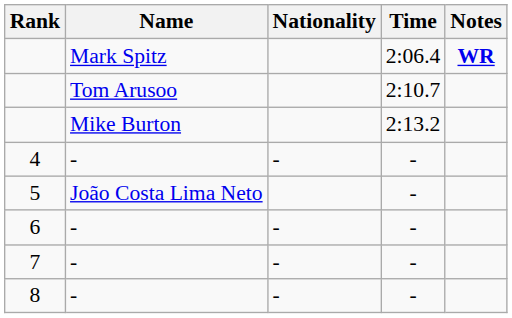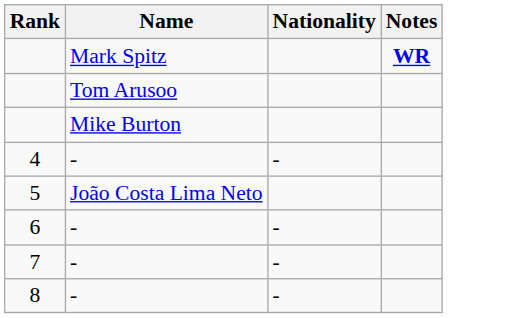- column: (413, 21)
